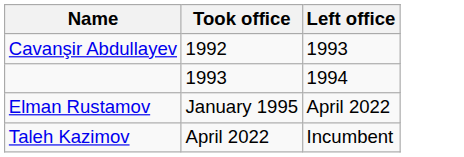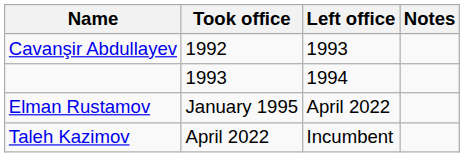+ column: (430, 19)
